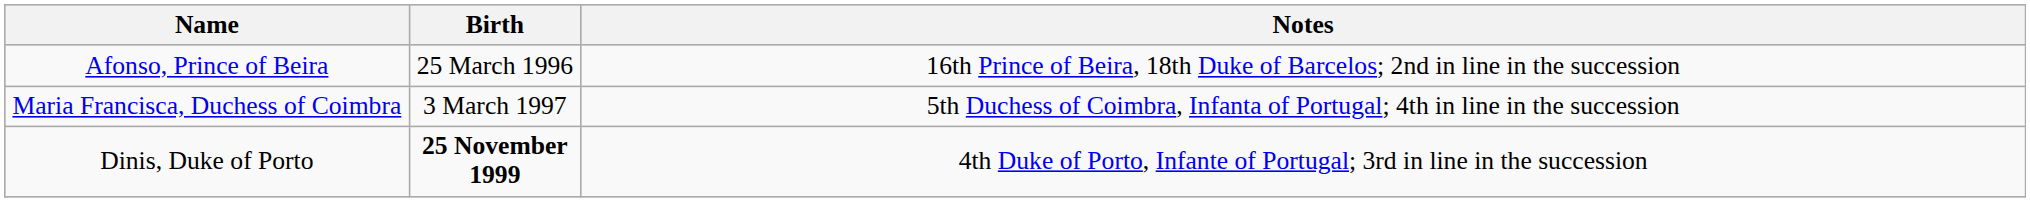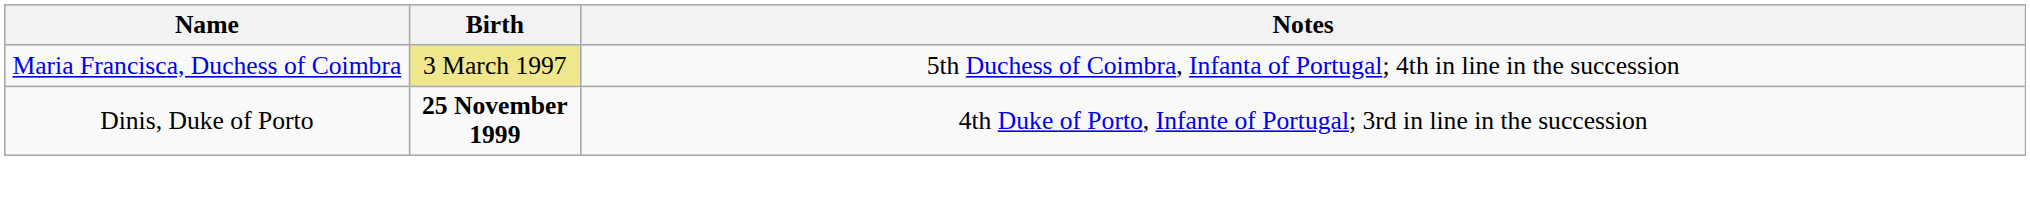- row: (207, 65)
(495, 106) no background -> (495, 65) khaki background
